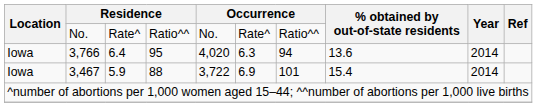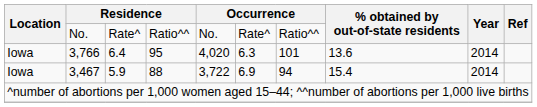(286, 53) 94 -> (289, 53) 101
(289, 72) 101 -> (286, 72) 94
